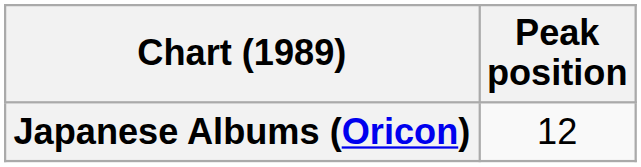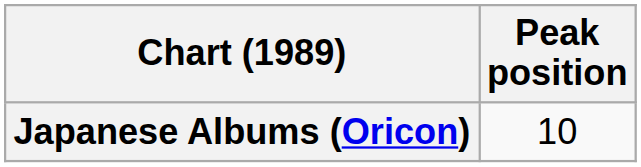(557, 131) 12 -> (557, 131) 10
